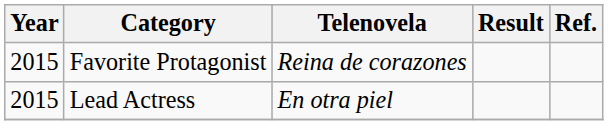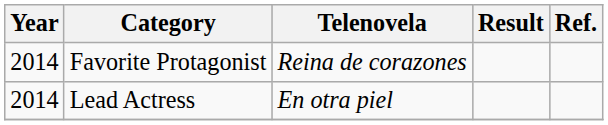(34, 61) 2015 -> (34, 61) 2014
(34, 100) 2015 -> (34, 100) 2014
